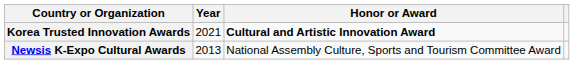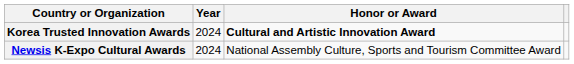(208, 31) 2021 -> (208, 31) 2024
(208, 50) 2013 -> (208, 50) 2024
